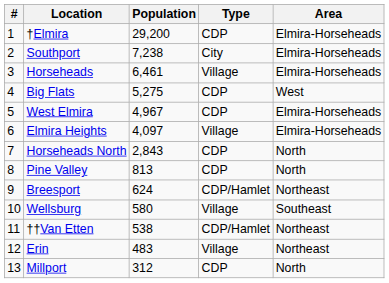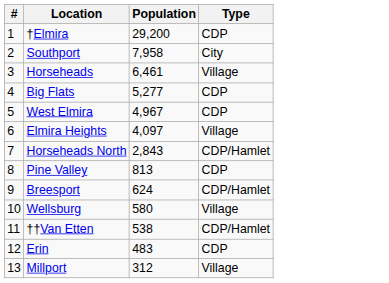- column: (328, 14)
(148, 53) 7,238 -> (148, 53) 7,958
(148, 92) 5,275 -> (148, 92) 5,277
(215, 151) CDP -> (236, 151) CDP/Hamlet
(220, 248) Village -> (215, 248) CDP
(215, 268) CDP -> (220, 268) Village
